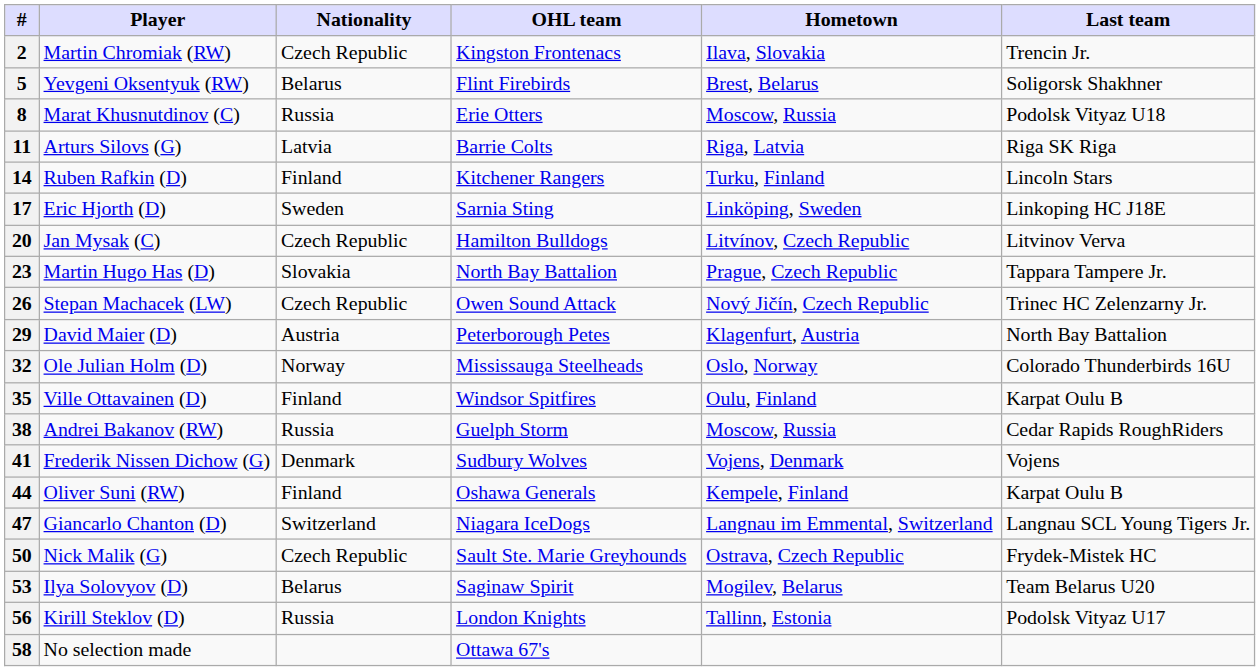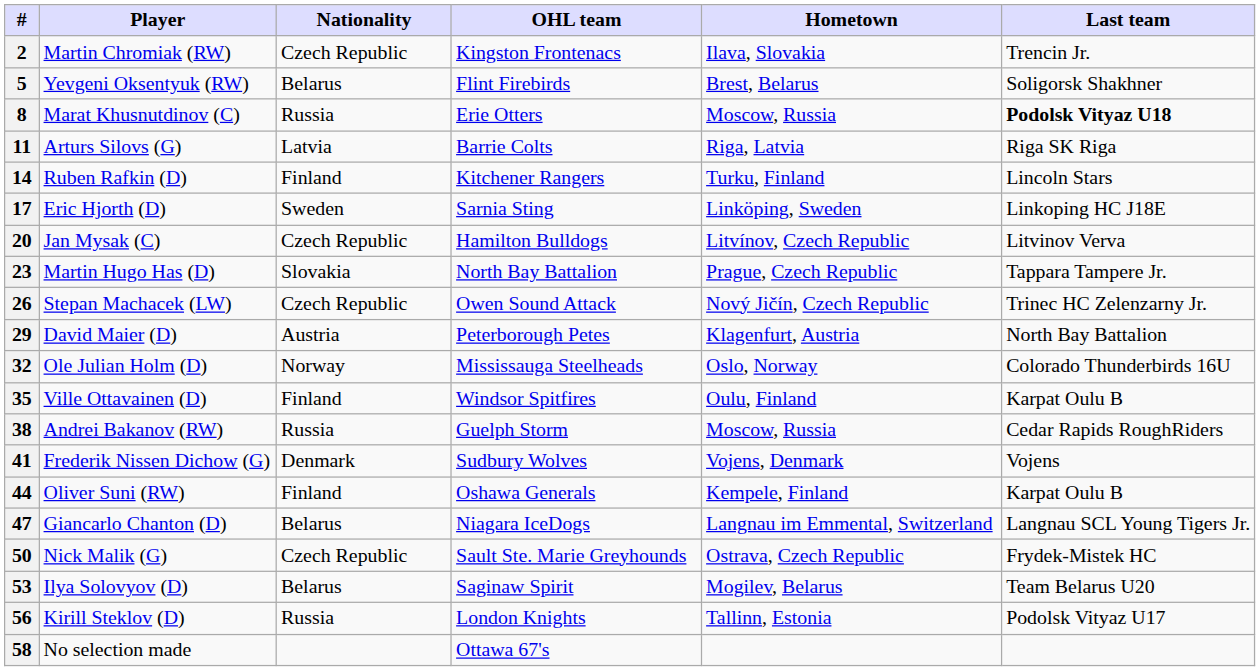(1086, 114) normal -> (1089, 114) bold
(328, 523) Switzerland -> (311, 523) Belarus
